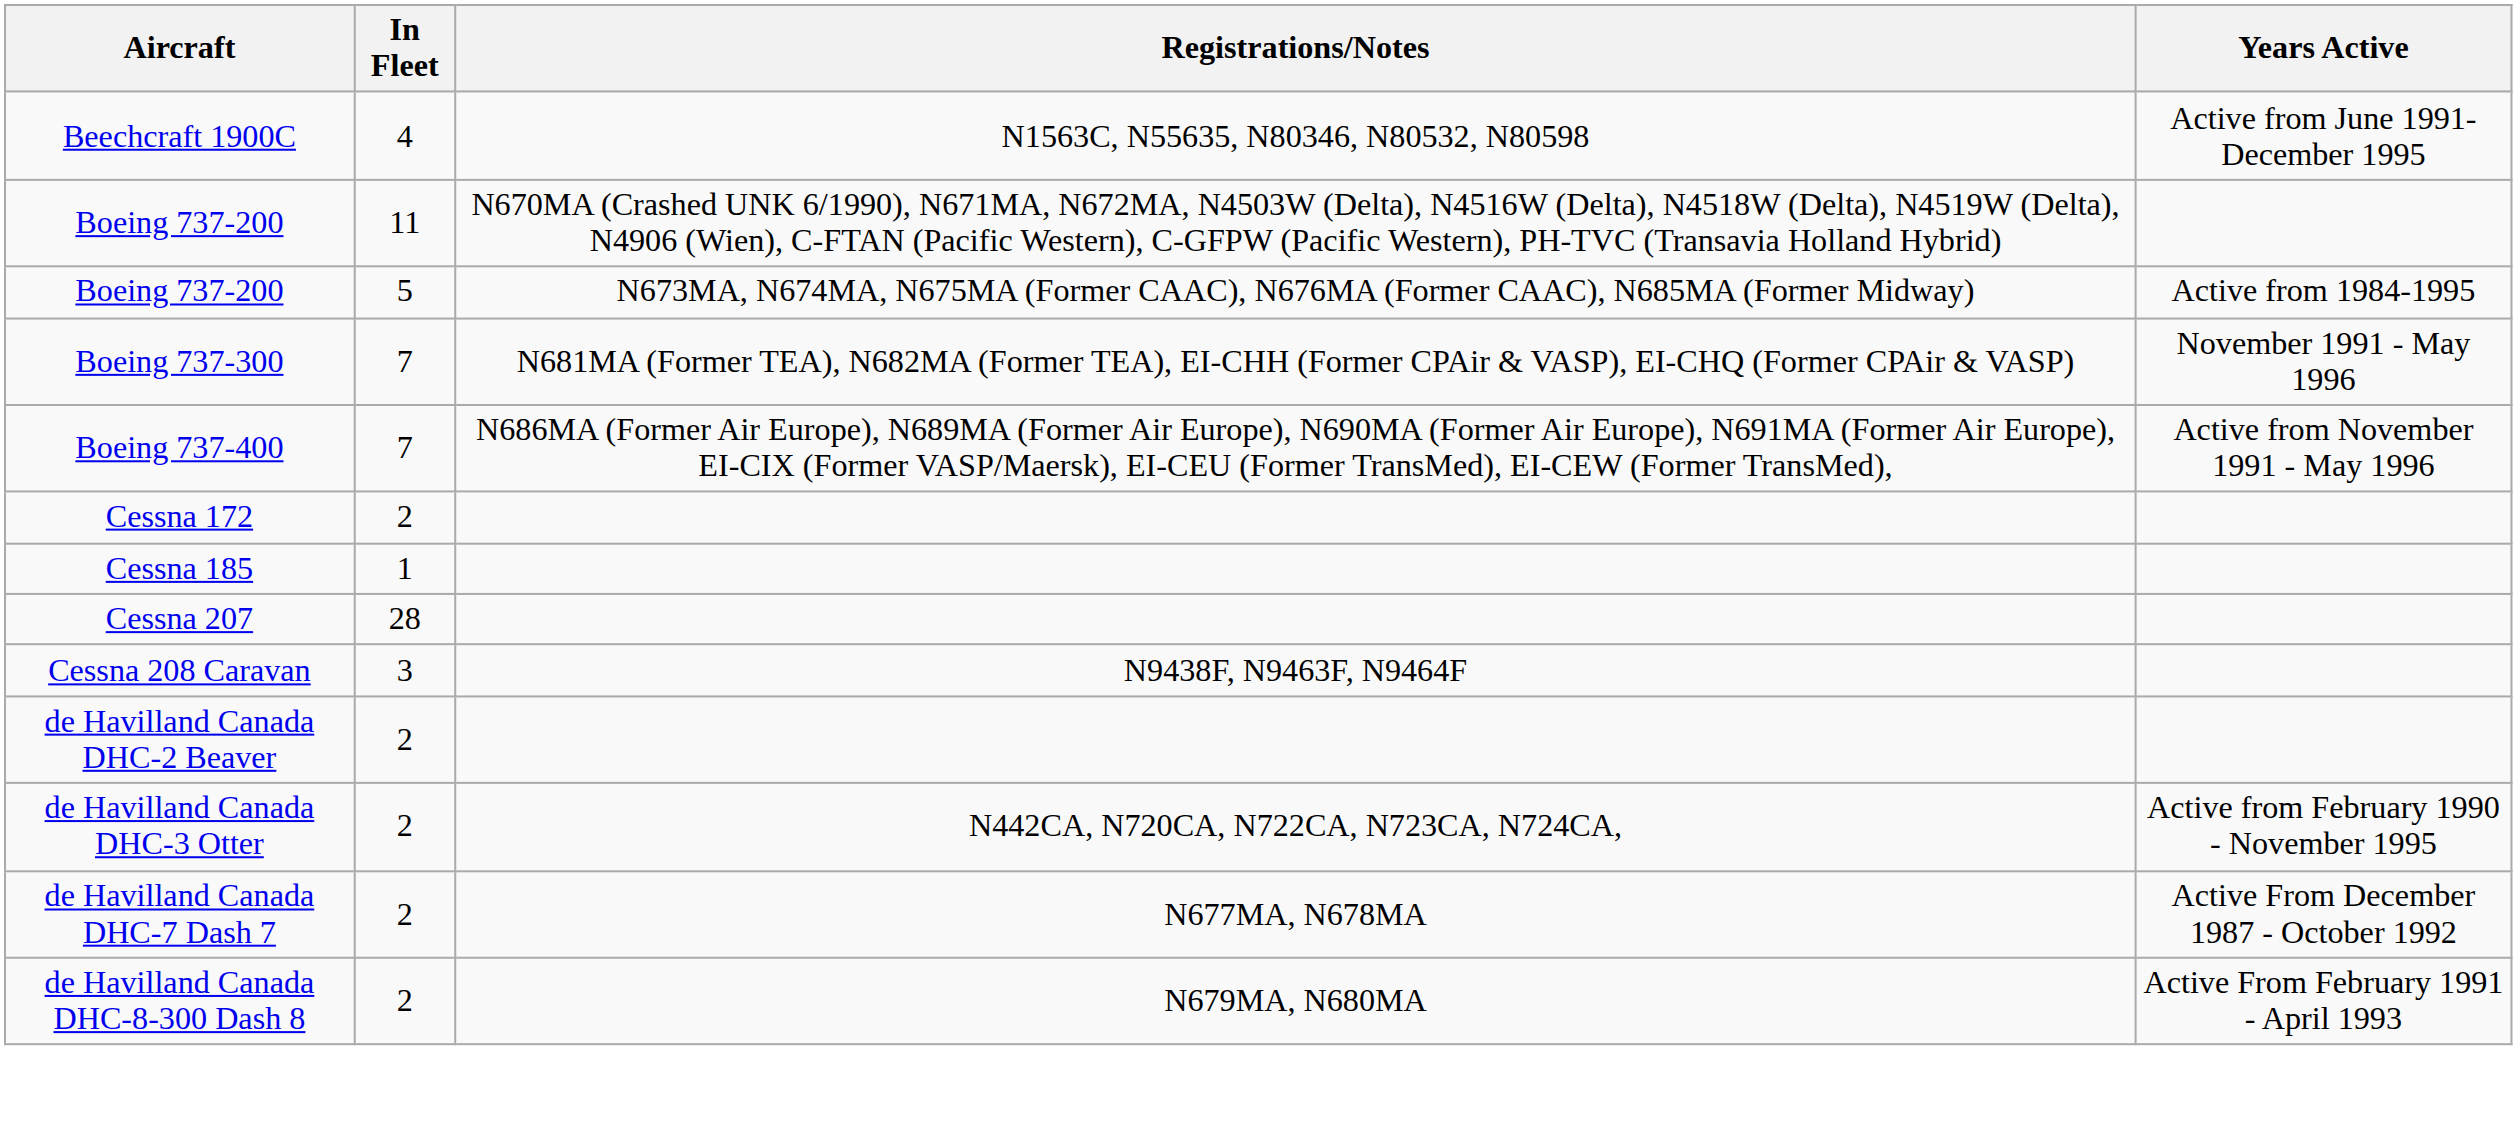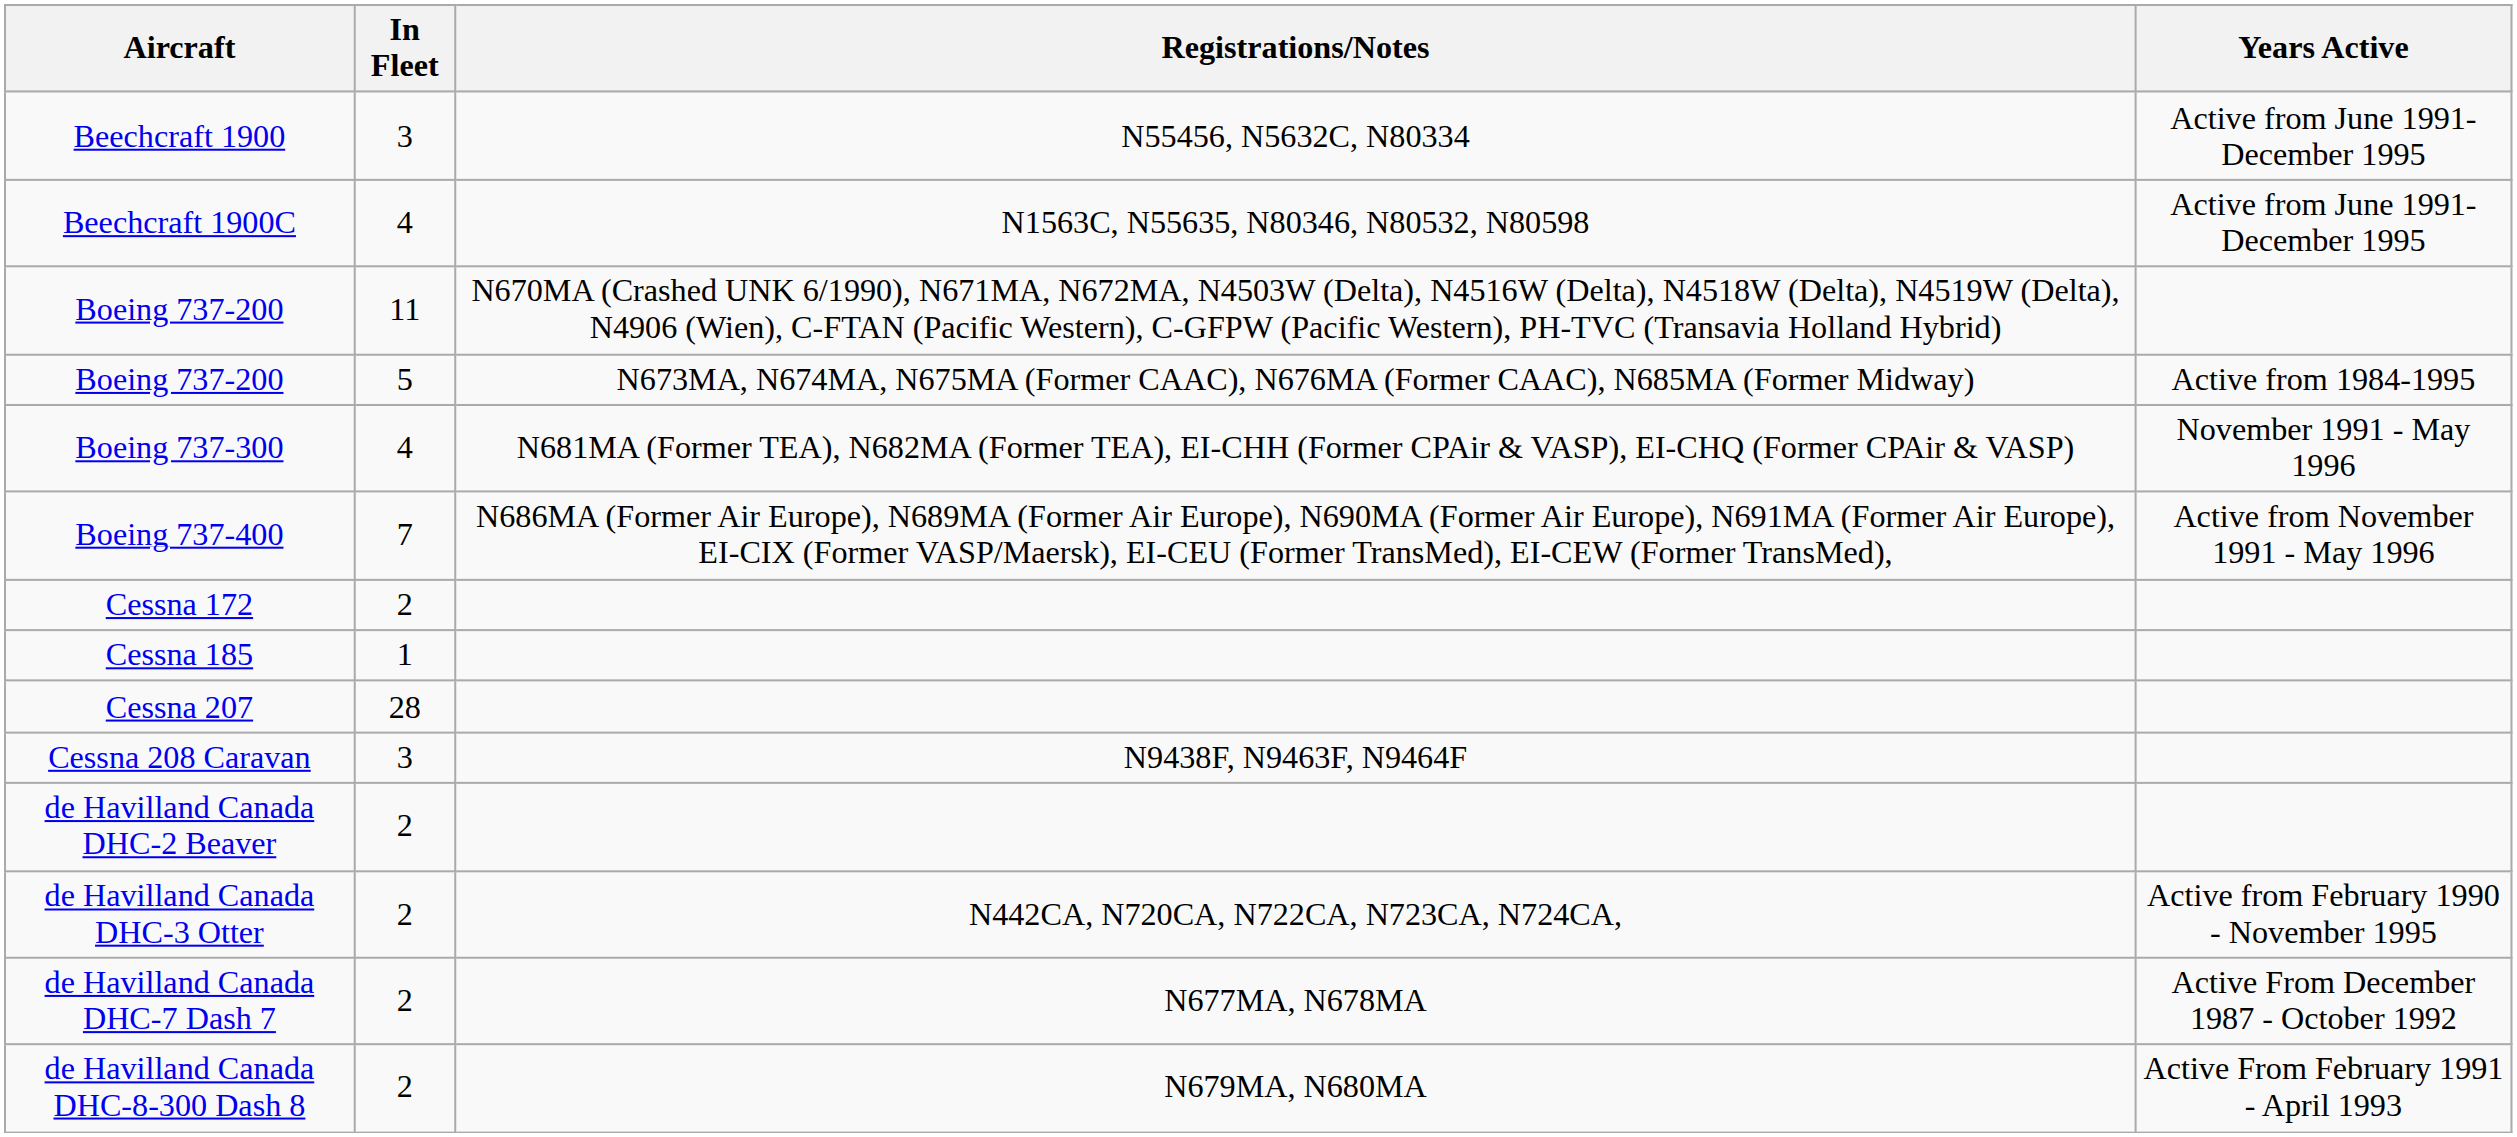+ row: (179, 135)
(405, 360) 7 -> (405, 447) 4
